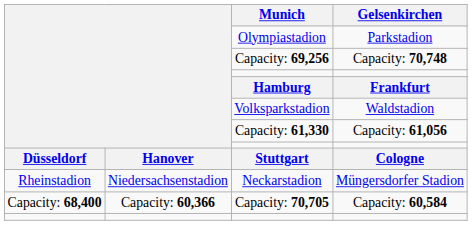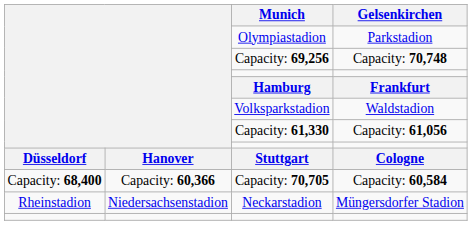rows swapped: (282, 180) <-> (282, 202)
